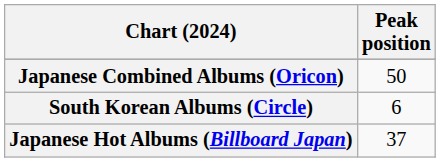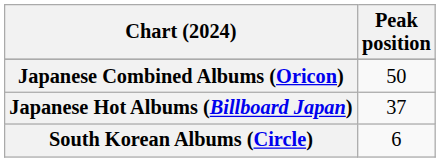rows swapped: (181, 140) <-> (181, 107)
